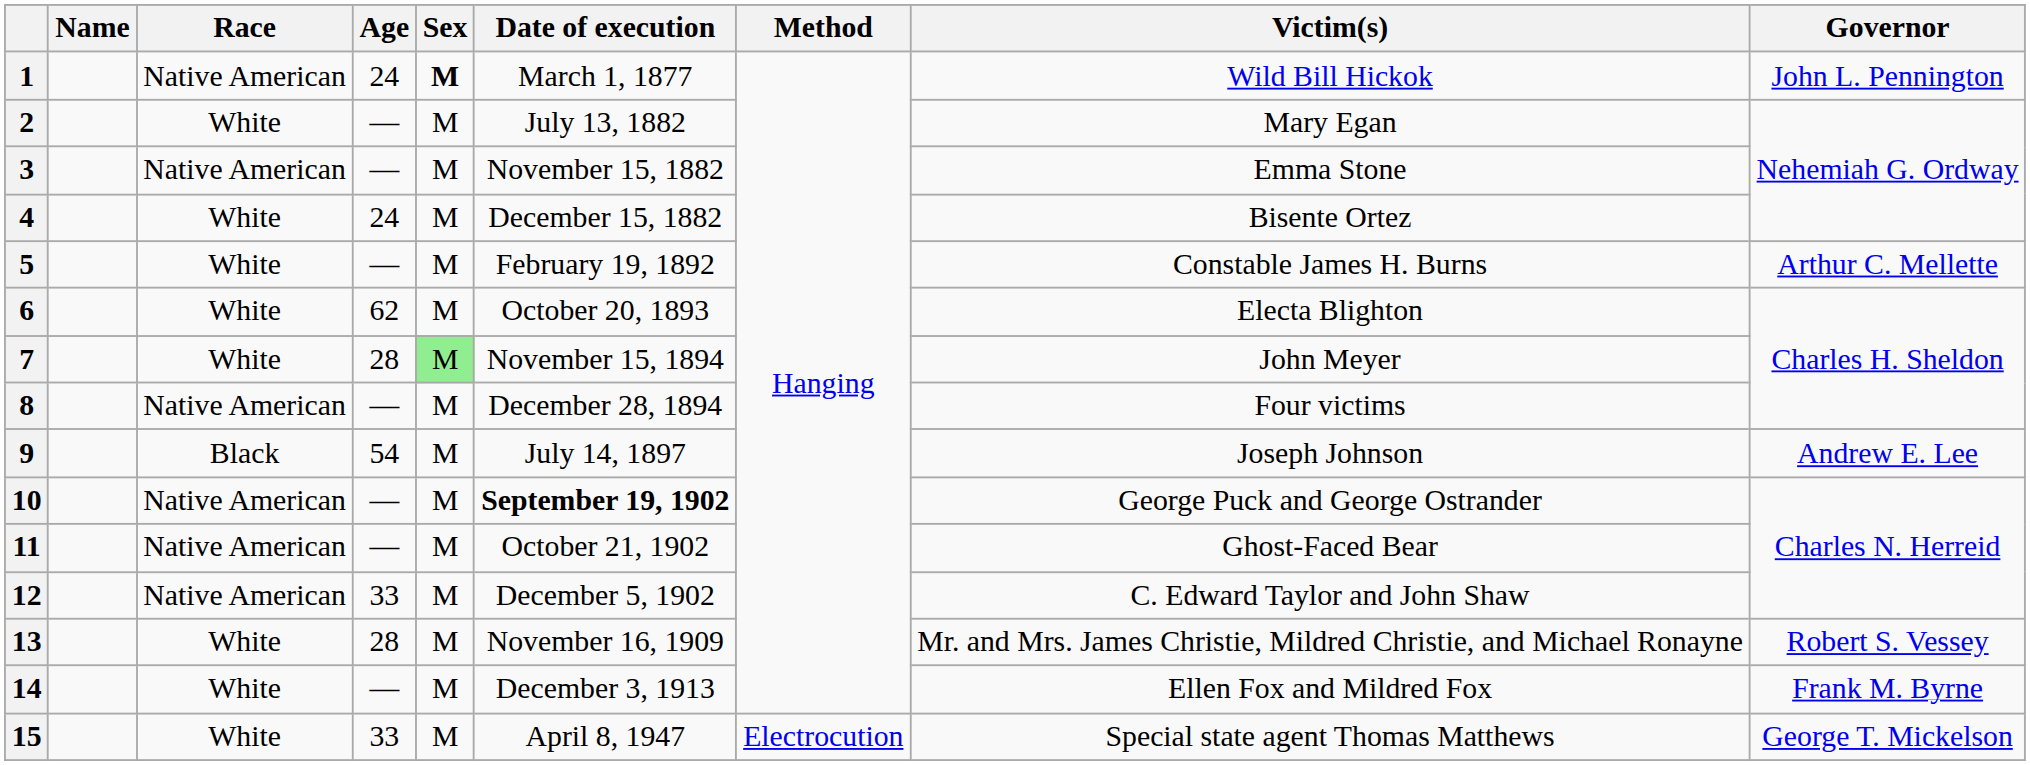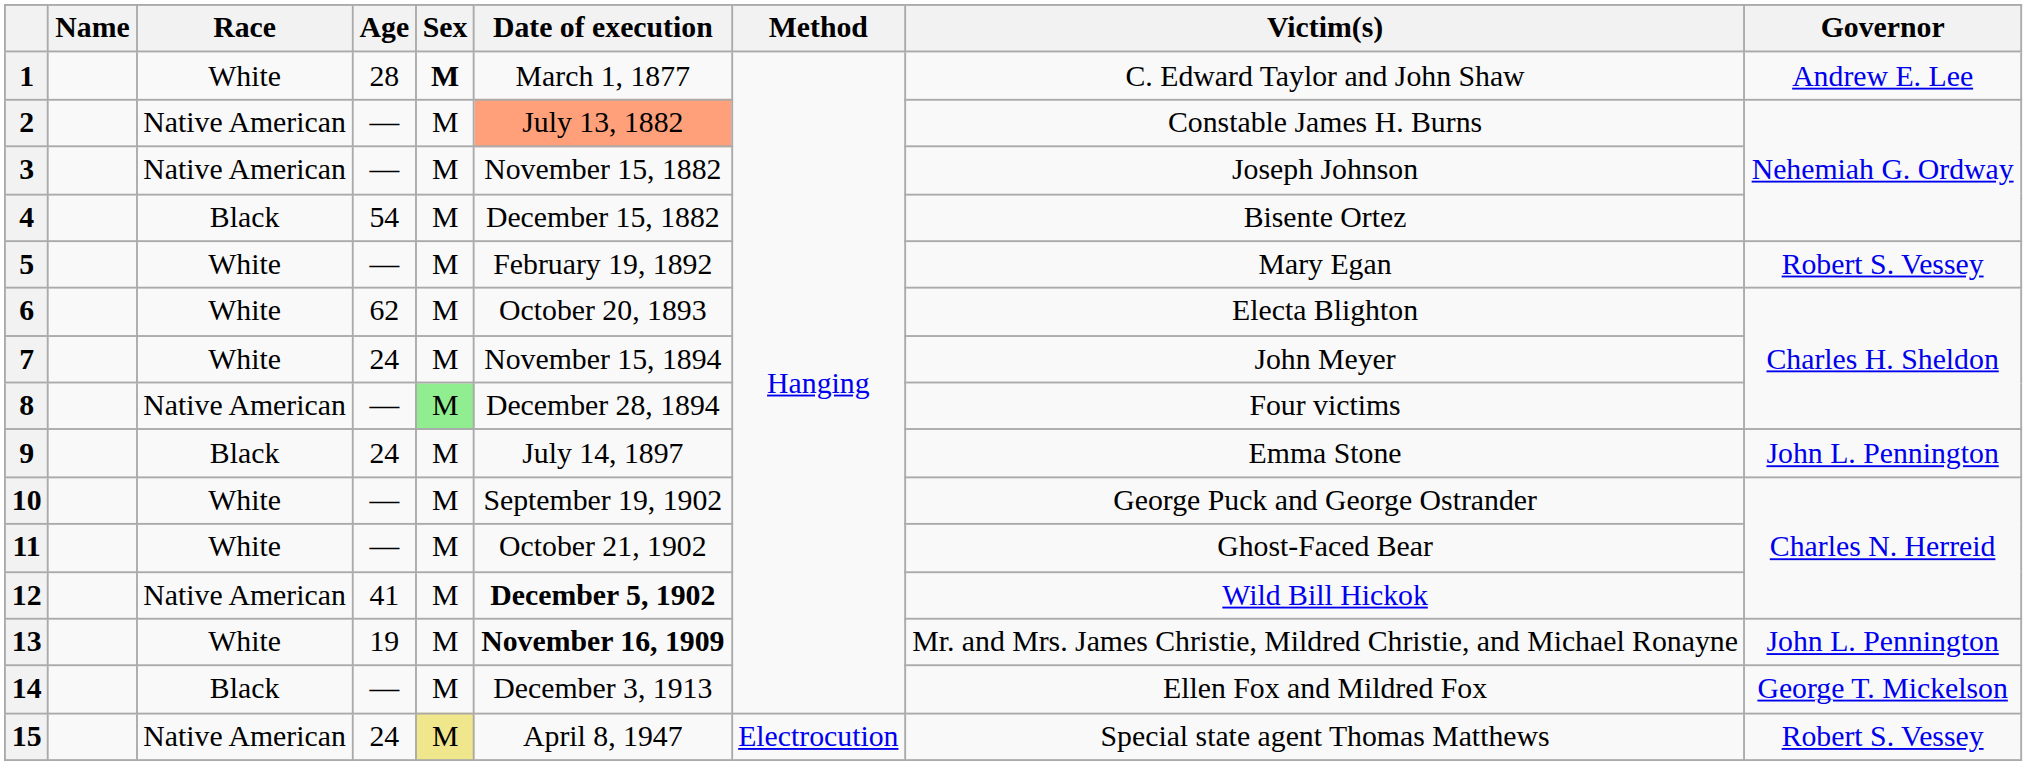(245, 75) Native American -> (245, 75) White
(384, 75) 24 -> (384, 75) 28
(1330, 75) Wild Bill Hickok -> (1325, 75) C. Edward Taylor and John Shaw
(1888, 75) John L. Pennington -> (1883, 75) Andrew E. Lee
(245, 122) White -> (245, 122) Native American
(605, 122) no background -> (603, 122) lightsalmon background
(1330, 122) Mary Egan -> (1325, 122) Constable James H. Burns
(1330, 169) Emma Stone -> (1325, 169) Joseph Johnson
(245, 216) White -> (245, 216) Black
(384, 216) 24 -> (384, 216) 54
(1330, 264) Constable James H. Burns -> (1325, 264) Mary Egan
(1888, 264) Arthur C. Mellette -> (1883, 264) Robert S. Vessey
(384, 358) 28 -> (384, 358) 24
(445, 358) lightgreen background -> (445, 358) no background
(445, 405) no background -> (445, 405) lightgreen background
(384, 452) 54 -> (384, 452) 24
(1330, 452) Joseph Johnson -> (1325, 452) Emma Stone
(1888, 452) Andrew E. Lee -> (1883, 452) John L. Pennington
(245, 500) Native American -> (245, 500) White
(605, 500) bold -> (603, 500) normal
(245, 547) Native American -> (245, 547) White
(384, 594) 33 -> (384, 594) 41
(605, 594) normal -> (603, 594) bold
(1330, 594) C. Edward Taylor and John Shaw -> (1325, 594) Wild Bill Hickok
(384, 641) 28 -> (384, 641) 19
(605, 641) normal -> (603, 641) bold
(1888, 641) Robert S. Vessey -> (1883, 641) John L. Pennington
(245, 688) White -> (245, 688) Black
(1888, 688) Frank M. Byrne -> (1883, 688) George T. Mickelson
(245, 736) White -> (245, 736) Native American
(384, 736) 33 -> (384, 736) 24
(445, 736) no background -> (445, 736) khaki background
(1888, 736) George T. Mickelson -> (1883, 736) Robert S. Vessey
